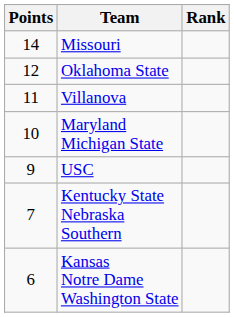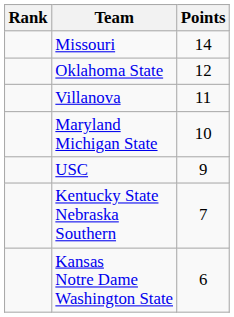columns swapped: (206, 17) <-> (31, 17)
